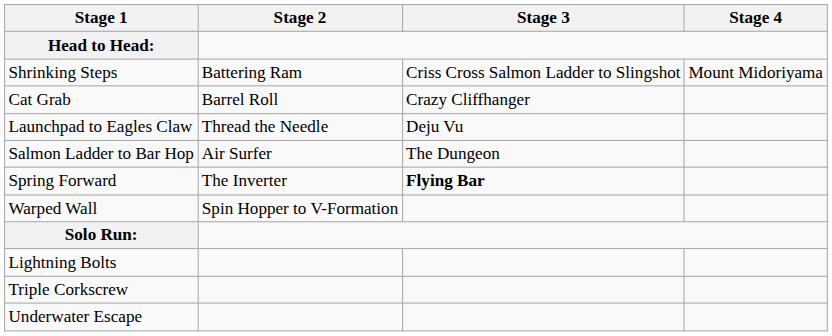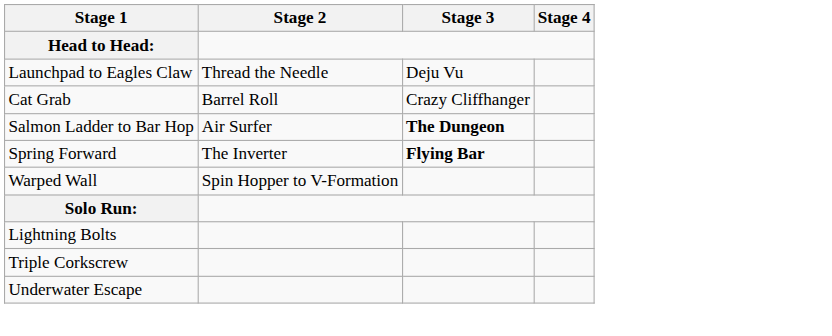- row: (63, 72)
rows swapped: (100, 126) <-> (40, 99)
(453, 153) normal -> (455, 126) bold
